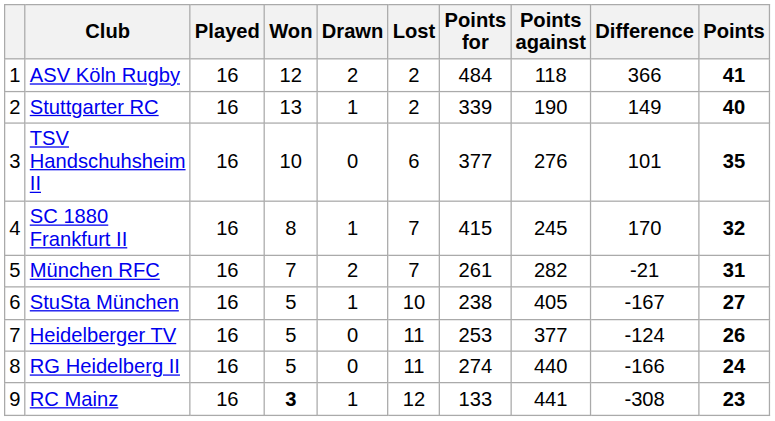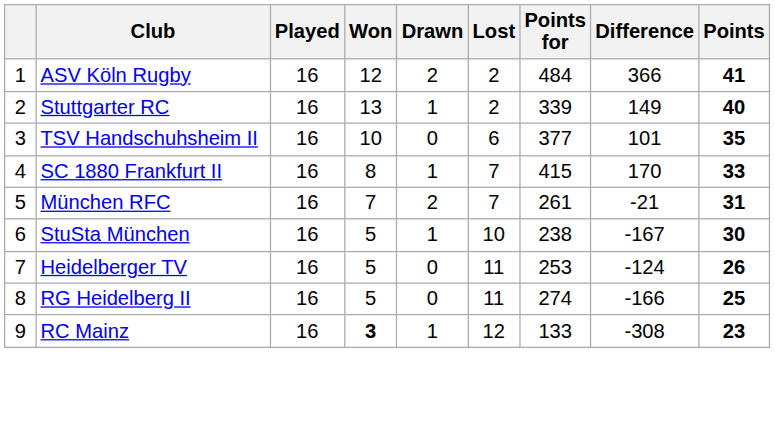- column: (551, 31)
(734, 227) 32 -> (734, 171) 33
(734, 303) 27 -> (734, 235) 30
(734, 366) 24 -> (734, 298) 25
